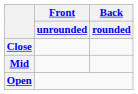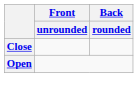- row: (19, 64)
